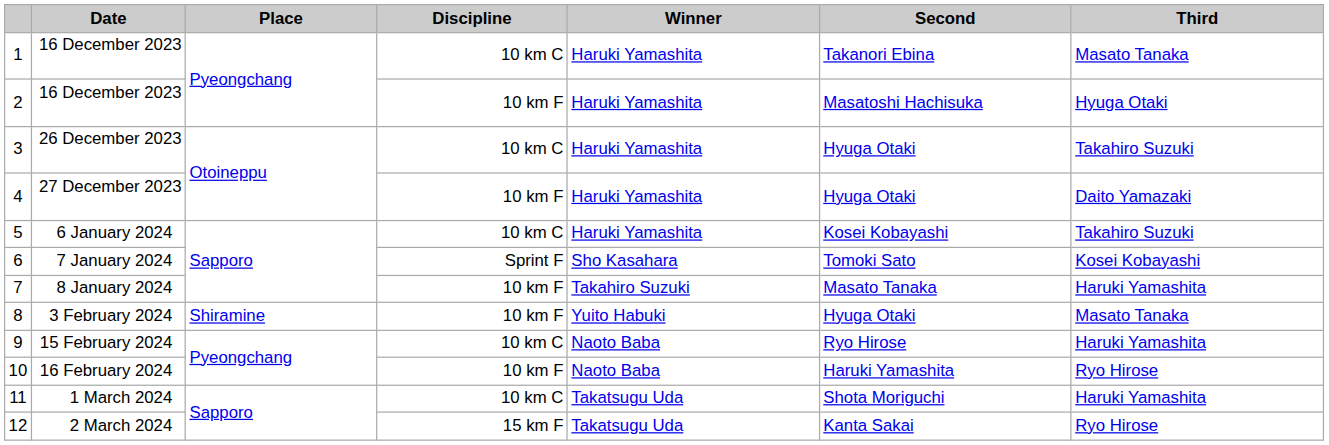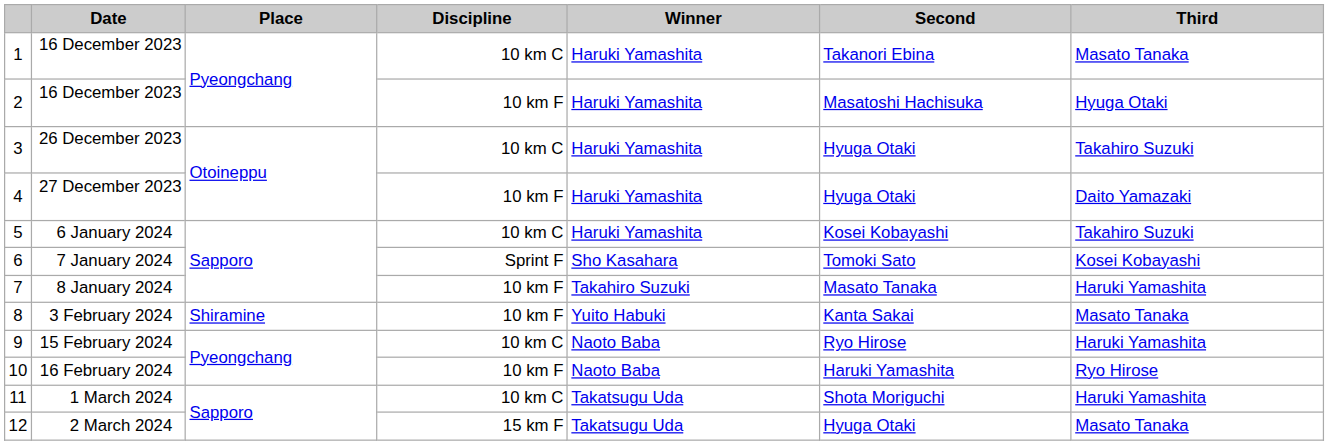(869, 315) Hyuga Otaki -> (869, 315) Kanta Sakai
(869, 425) Kanta Sakai -> (869, 425) Hyuga Otaki
(1117, 425) Ryo Hirose -> (1132, 425) Masato Tanaka
